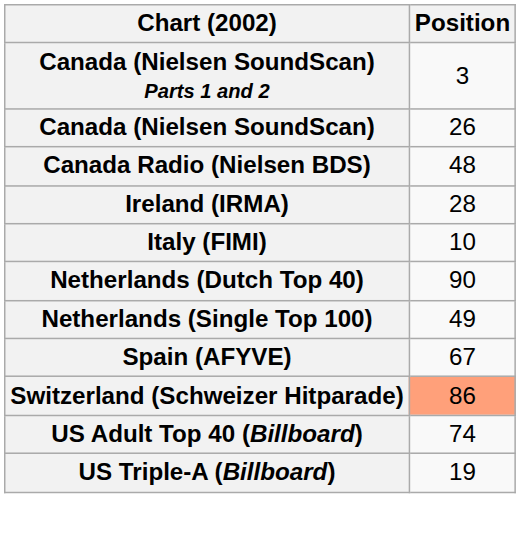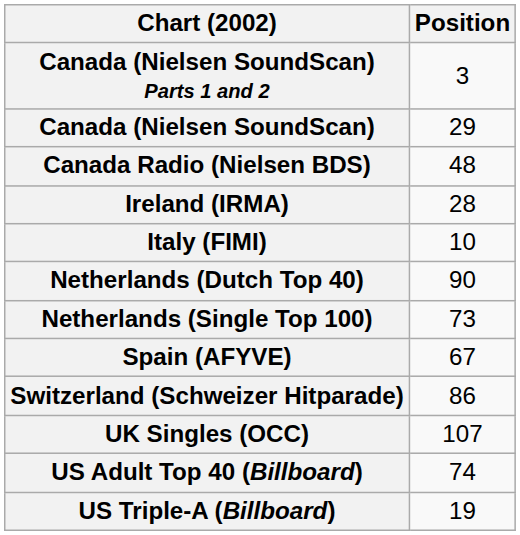(462, 127) 26 -> (462, 127) 29
(462, 319) 49 -> (462, 319) 73
(462, 395) lightsalmon background -> (462, 395) no background
+ row: (207, 434)
